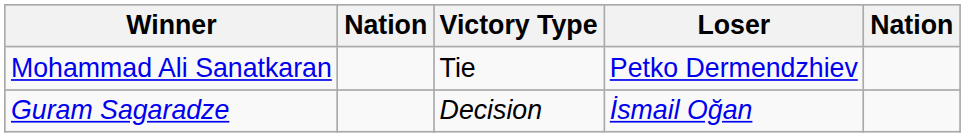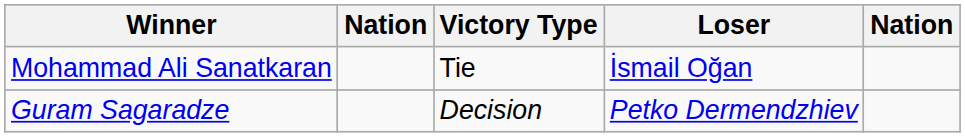(734, 68) Petko Dermendzhiev -> (681, 68) İsmail Oğan
(681, 110) İsmail Oğan -> (734, 110) Petko Dermendzhiev
